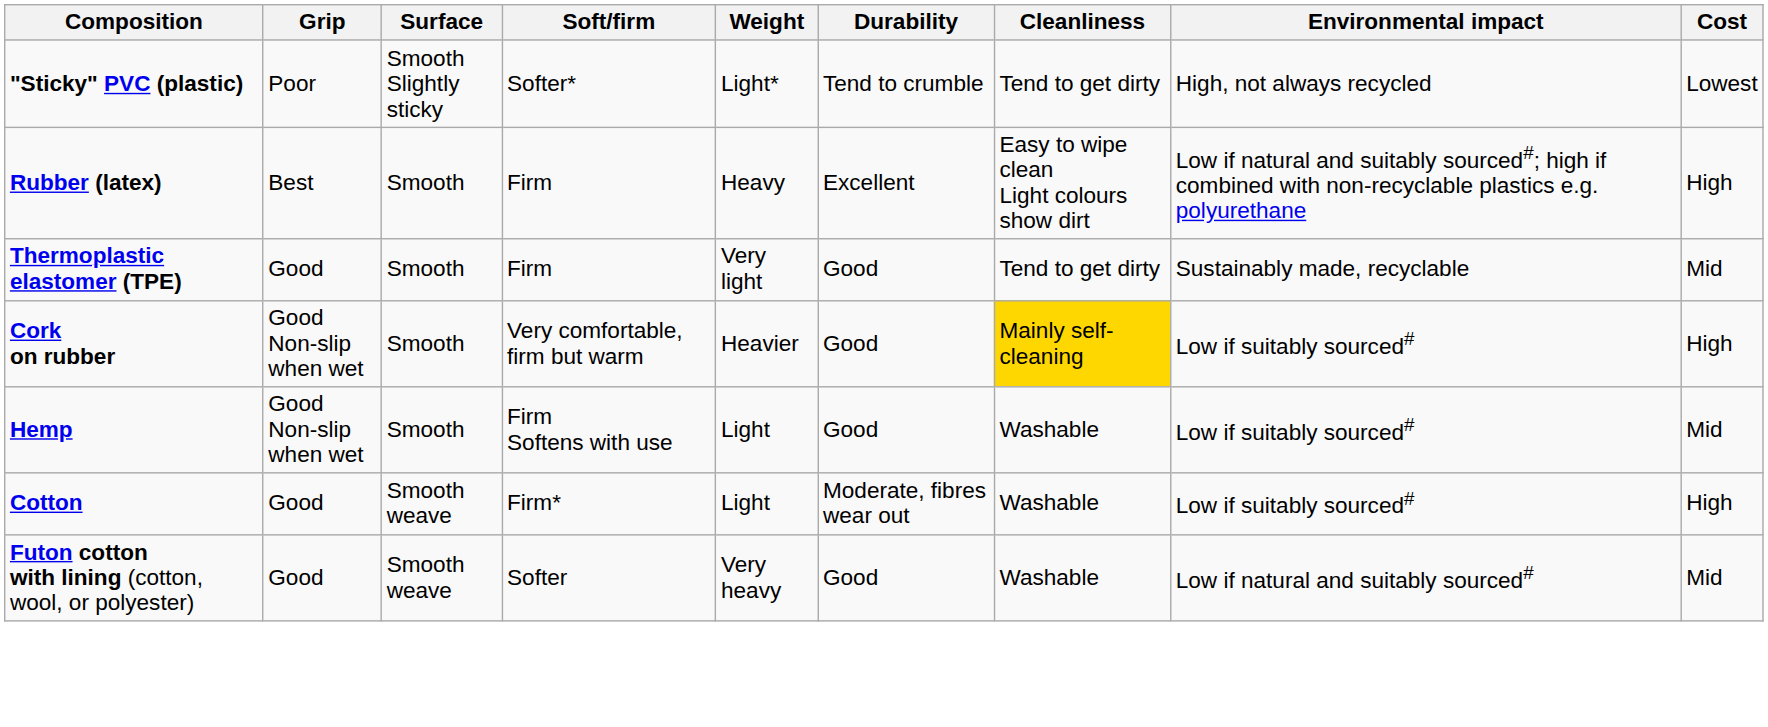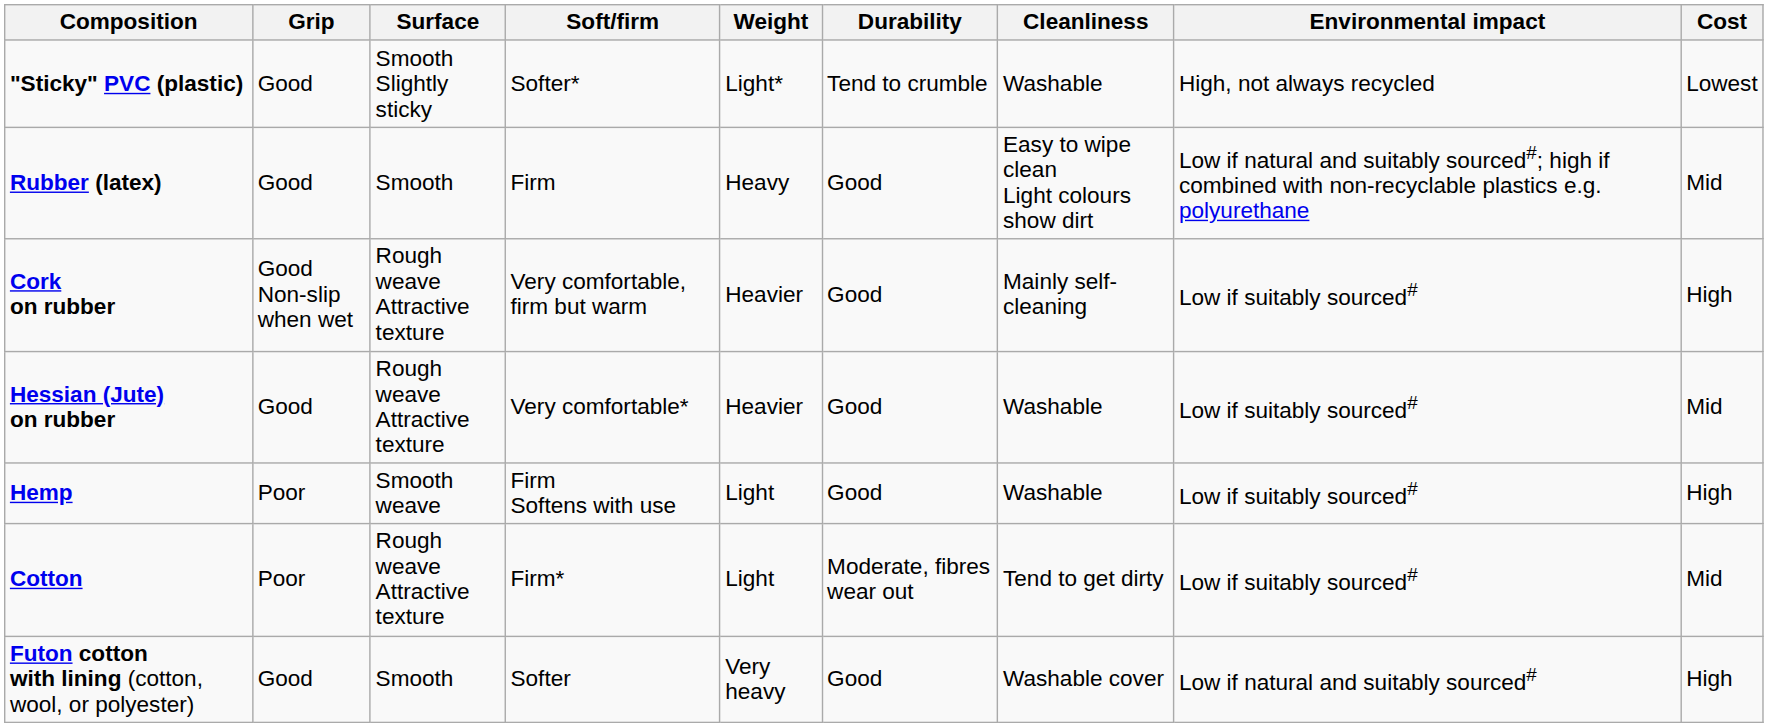(292, 83) Poor -> (285, 83) Good
(1080, 83) Tend to get dirty -> (1053, 83) Washable
(291, 182) Best -> (285, 182) Good
(869, 182) Excellent -> (855, 182) Good
(1709, 182) High -> (1704, 182) Mid
- row: (96, 269)
(426, 343) Smooth -> (423, 294) Rough weave Attractive texture
(1057, 343) gold background -> (1060, 294) no background
+ row: (87, 406)
(316, 429) Good Non-slip when wet -> (282, 493) Poor
(426, 429) Smooth -> (414, 493) Smooth weave
(1704, 429) Mid -> (1709, 493) High
(296, 503) Good -> (282, 579) Poor
(426, 503) Smooth weave -> (423, 579) Rough weave Attractive texture
(1049, 503) Washable -> (1083, 579) Tend to get dirty
(1709, 503) High -> (1704, 579) Mid
(426, 577) Smooth weave -> (414, 678) Smooth
(1049, 577) Washable -> (1083, 678) Washable cover
(1704, 577) Mid -> (1709, 678) High
